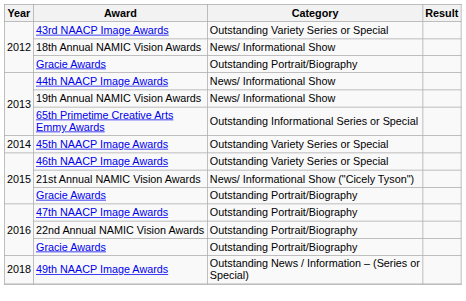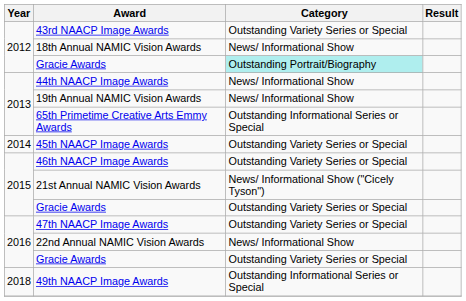(284, 64) no background -> (302, 64) paleturquoise background
(284, 196) Outstanding Portrait/Biography -> (318, 208) Outstanding Variety Series or Special
(284, 213) Outstanding Portrait/Biography -> (318, 225) Outstanding Variety Series or Special
(284, 230) Outstanding Portrait/Biography -> (291, 242) News/ Informational Show
(284, 247) Outstanding Portrait/Biography -> (318, 259) Outstanding Variety Series or Special
(315, 270) Outstanding News / Information – (Series or Special) -> (313, 282) Outstanding Informational Series or Special
